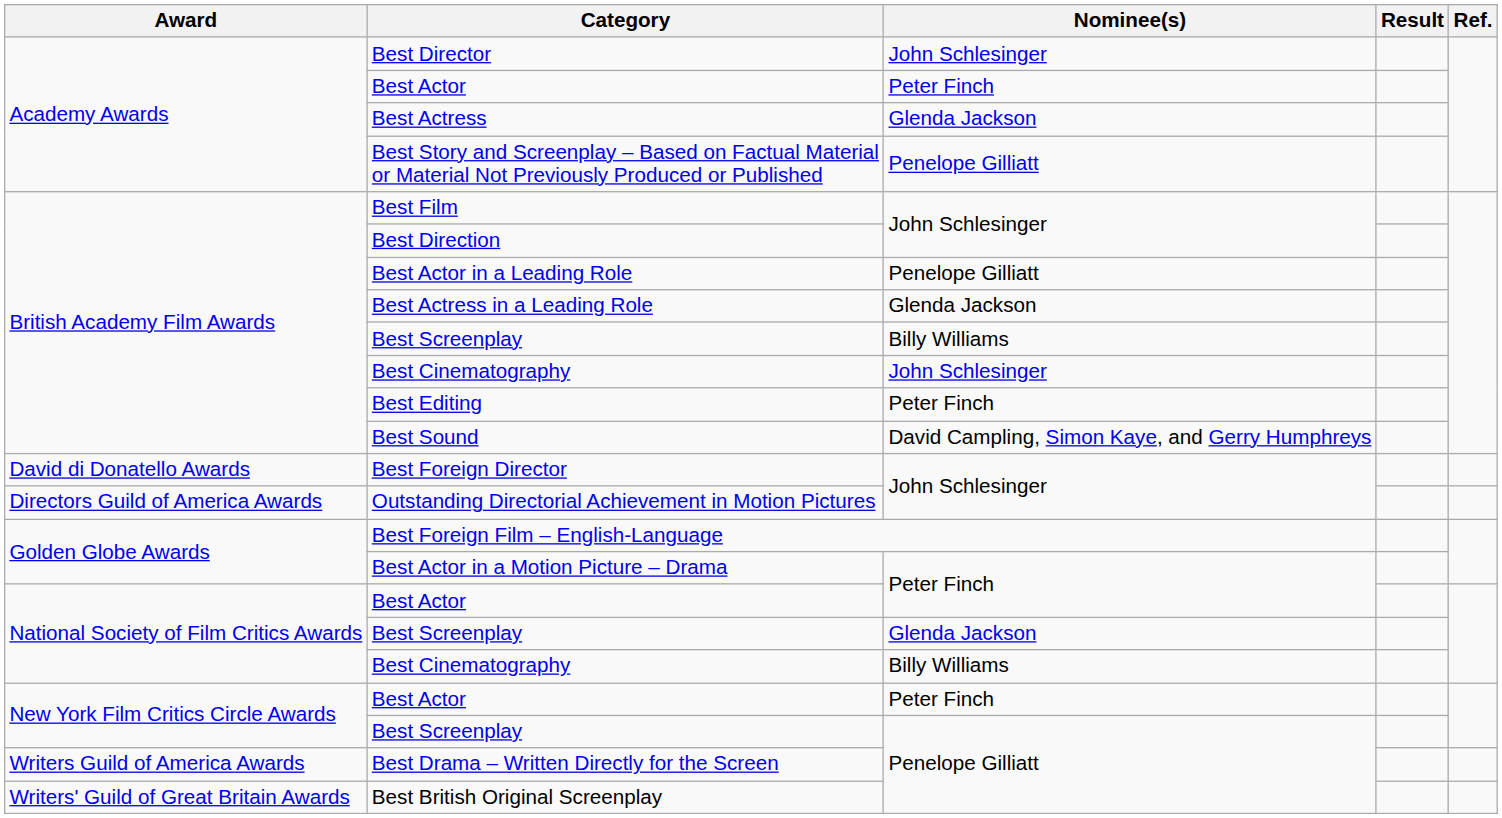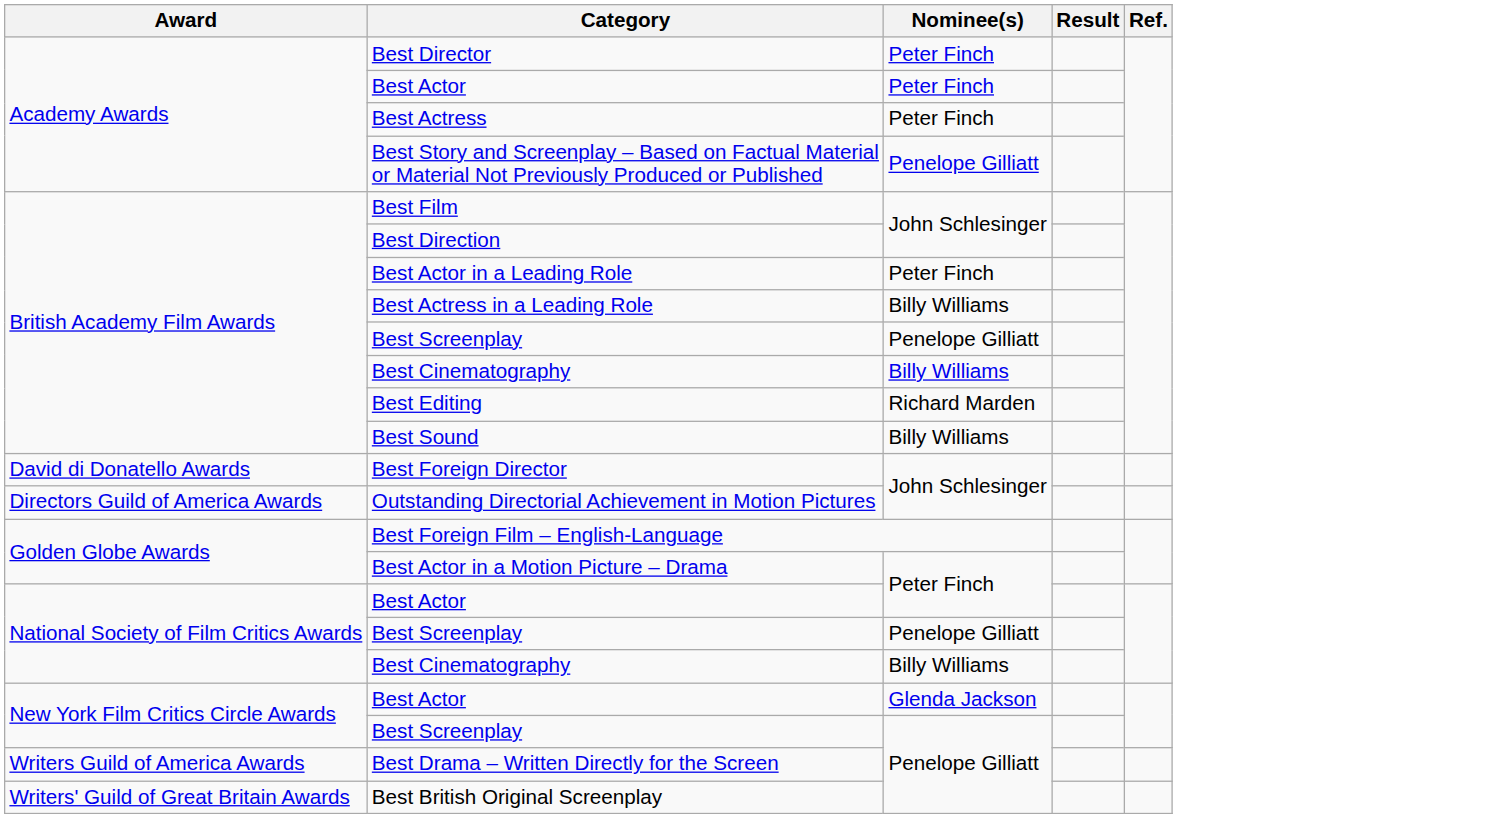(968, 53) John Schlesinger -> (941, 53) Peter Finch
(962, 119) Glenda Jackson -> (941, 119) Peter Finch
(964, 273) Penelope Gilliatt -> (941, 273) Peter Finch
(962, 305) Glenda Jackson -> (949, 305) Billy Williams
(949, 338) Billy Williams -> (964, 338) Penelope Gilliatt
(968, 371) John Schlesinger -> (949, 371) Billy Williams
(941, 404) Peter Finch -> (962, 404) Richard Marden
(1130, 436) David Campling, Simon Kaye, and Gerry Humphreys -> (949, 436) Billy Williams
(962, 633) Glenda Jackson -> (964, 633) Penelope Gilliatt
(941, 698) Peter Finch -> (962, 698) Glenda Jackson
